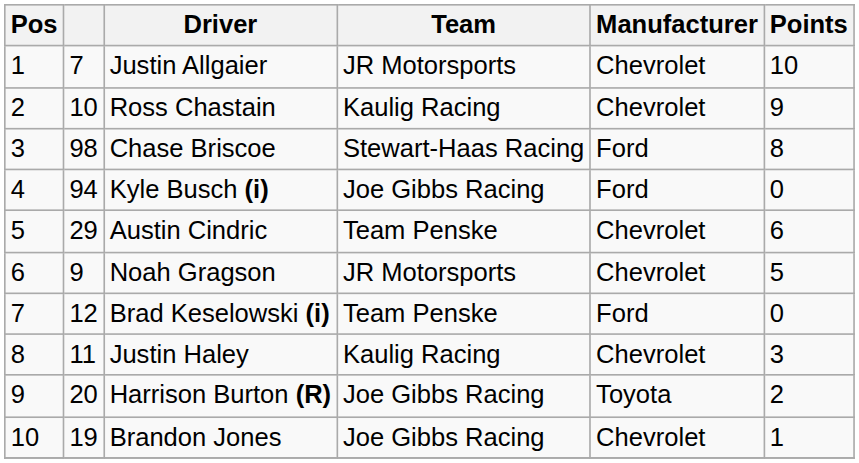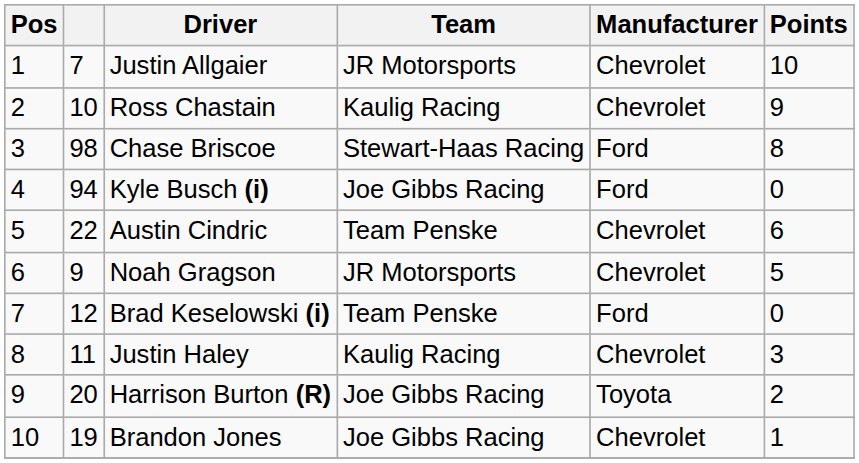(84, 230) 29 -> (84, 230) 22
